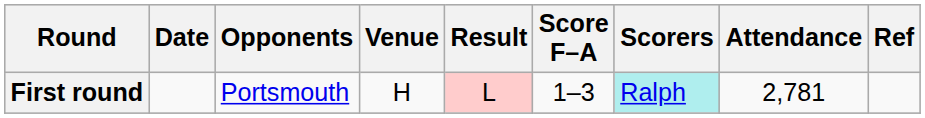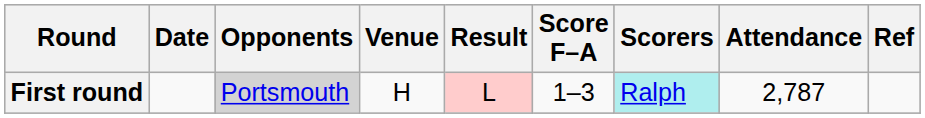(285, 92) no background -> (285, 92) lightgrey background
(794, 92) 2,781 -> (794, 92) 2,787
